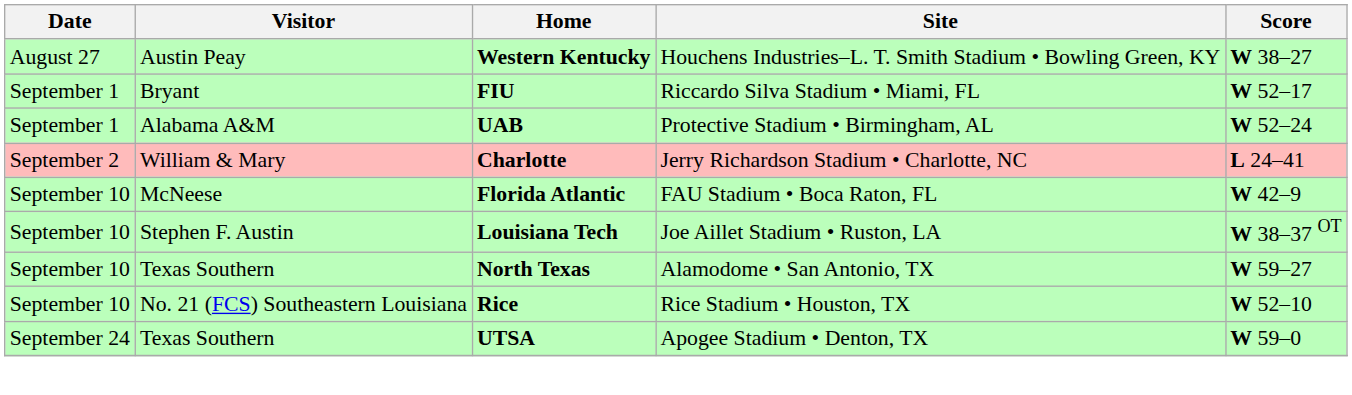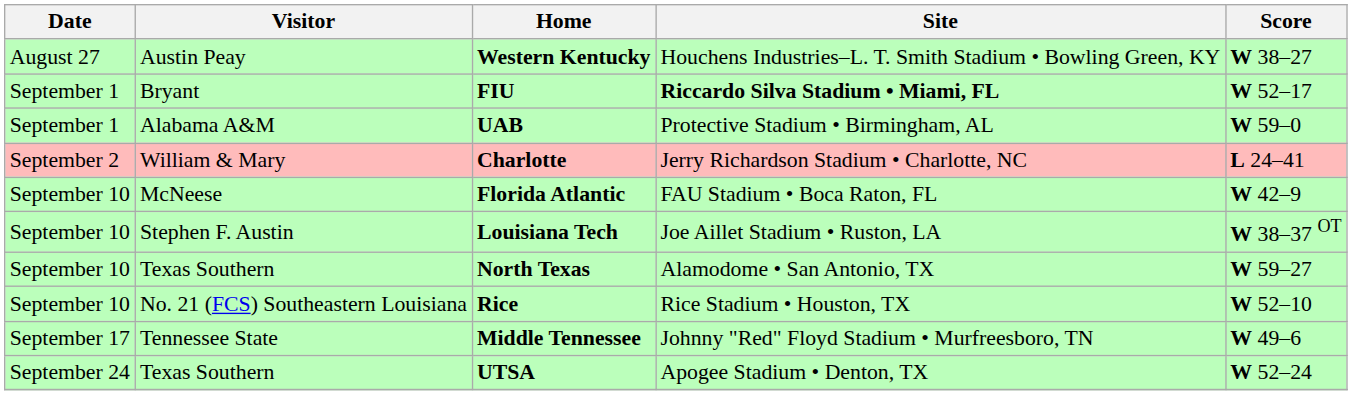(820, 90) normal -> (830, 90) bold
(1271, 125) W 52–24 -> (1266, 125) W 59–0
+ row: (559, 338)
(1266, 338) W 59–0 -> (1271, 372) W 52–24
